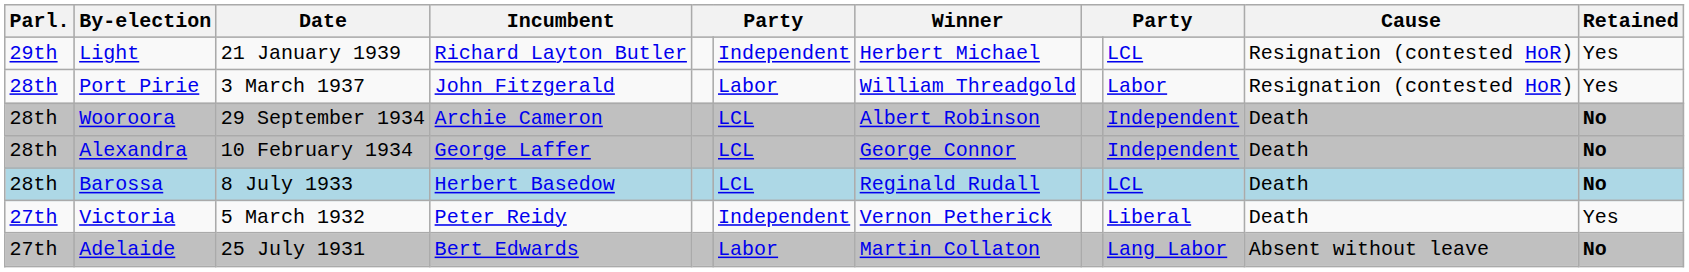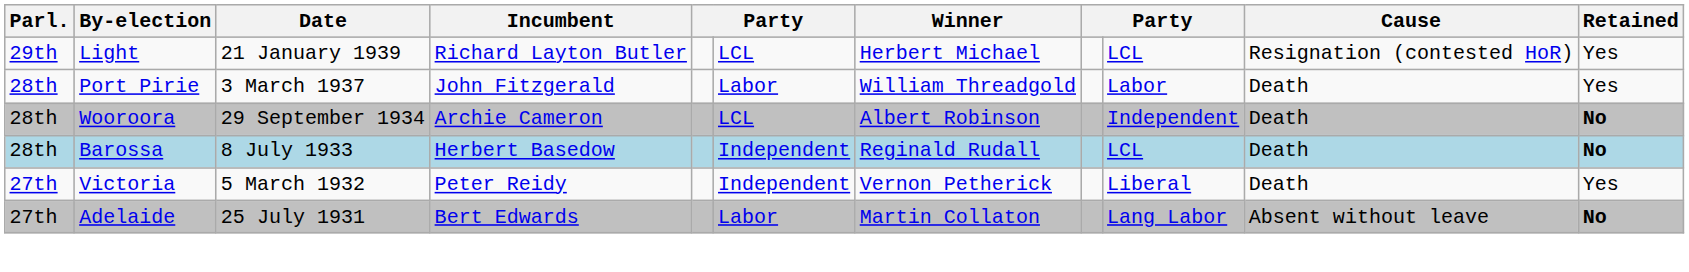(784, 54) Independent -> (736, 54) LCL
(1411, 86) Resignation (contested HoR) -> (1279, 86) Death
- row: (133, 152)
(736, 184) LCL -> (784, 152) Independent
